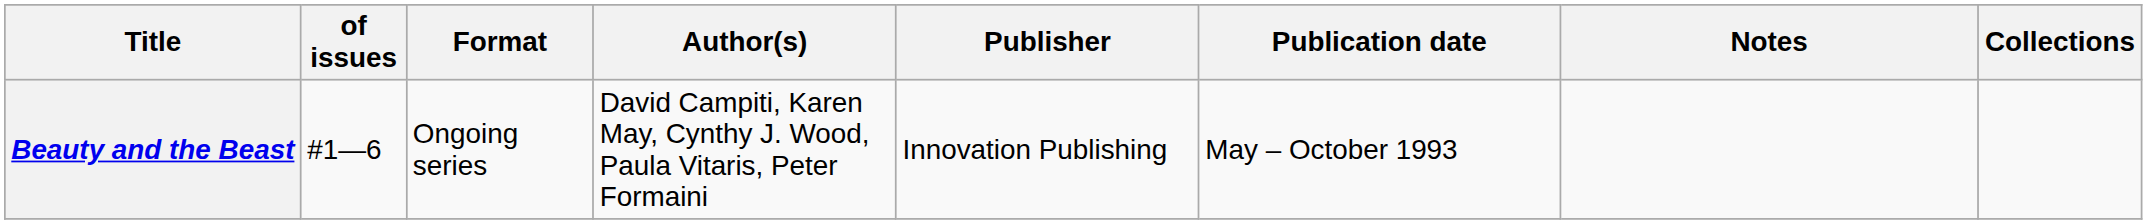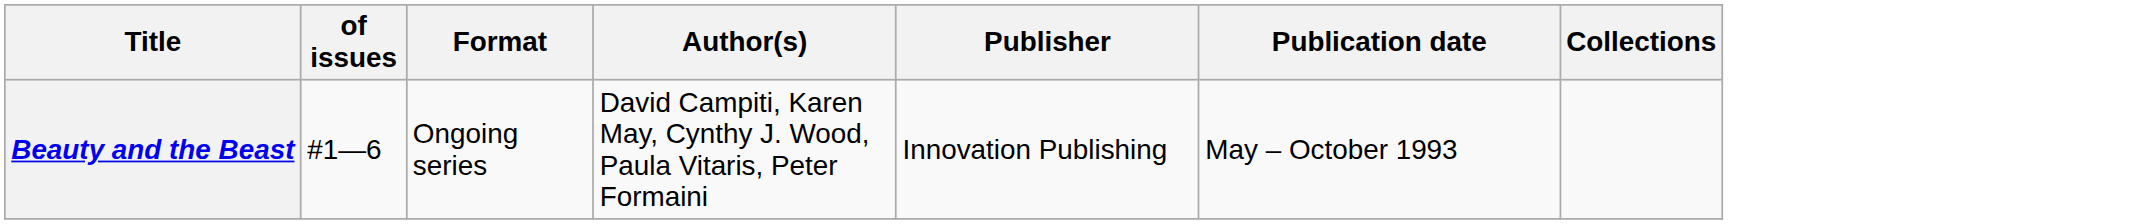- column: (1769, 42)
